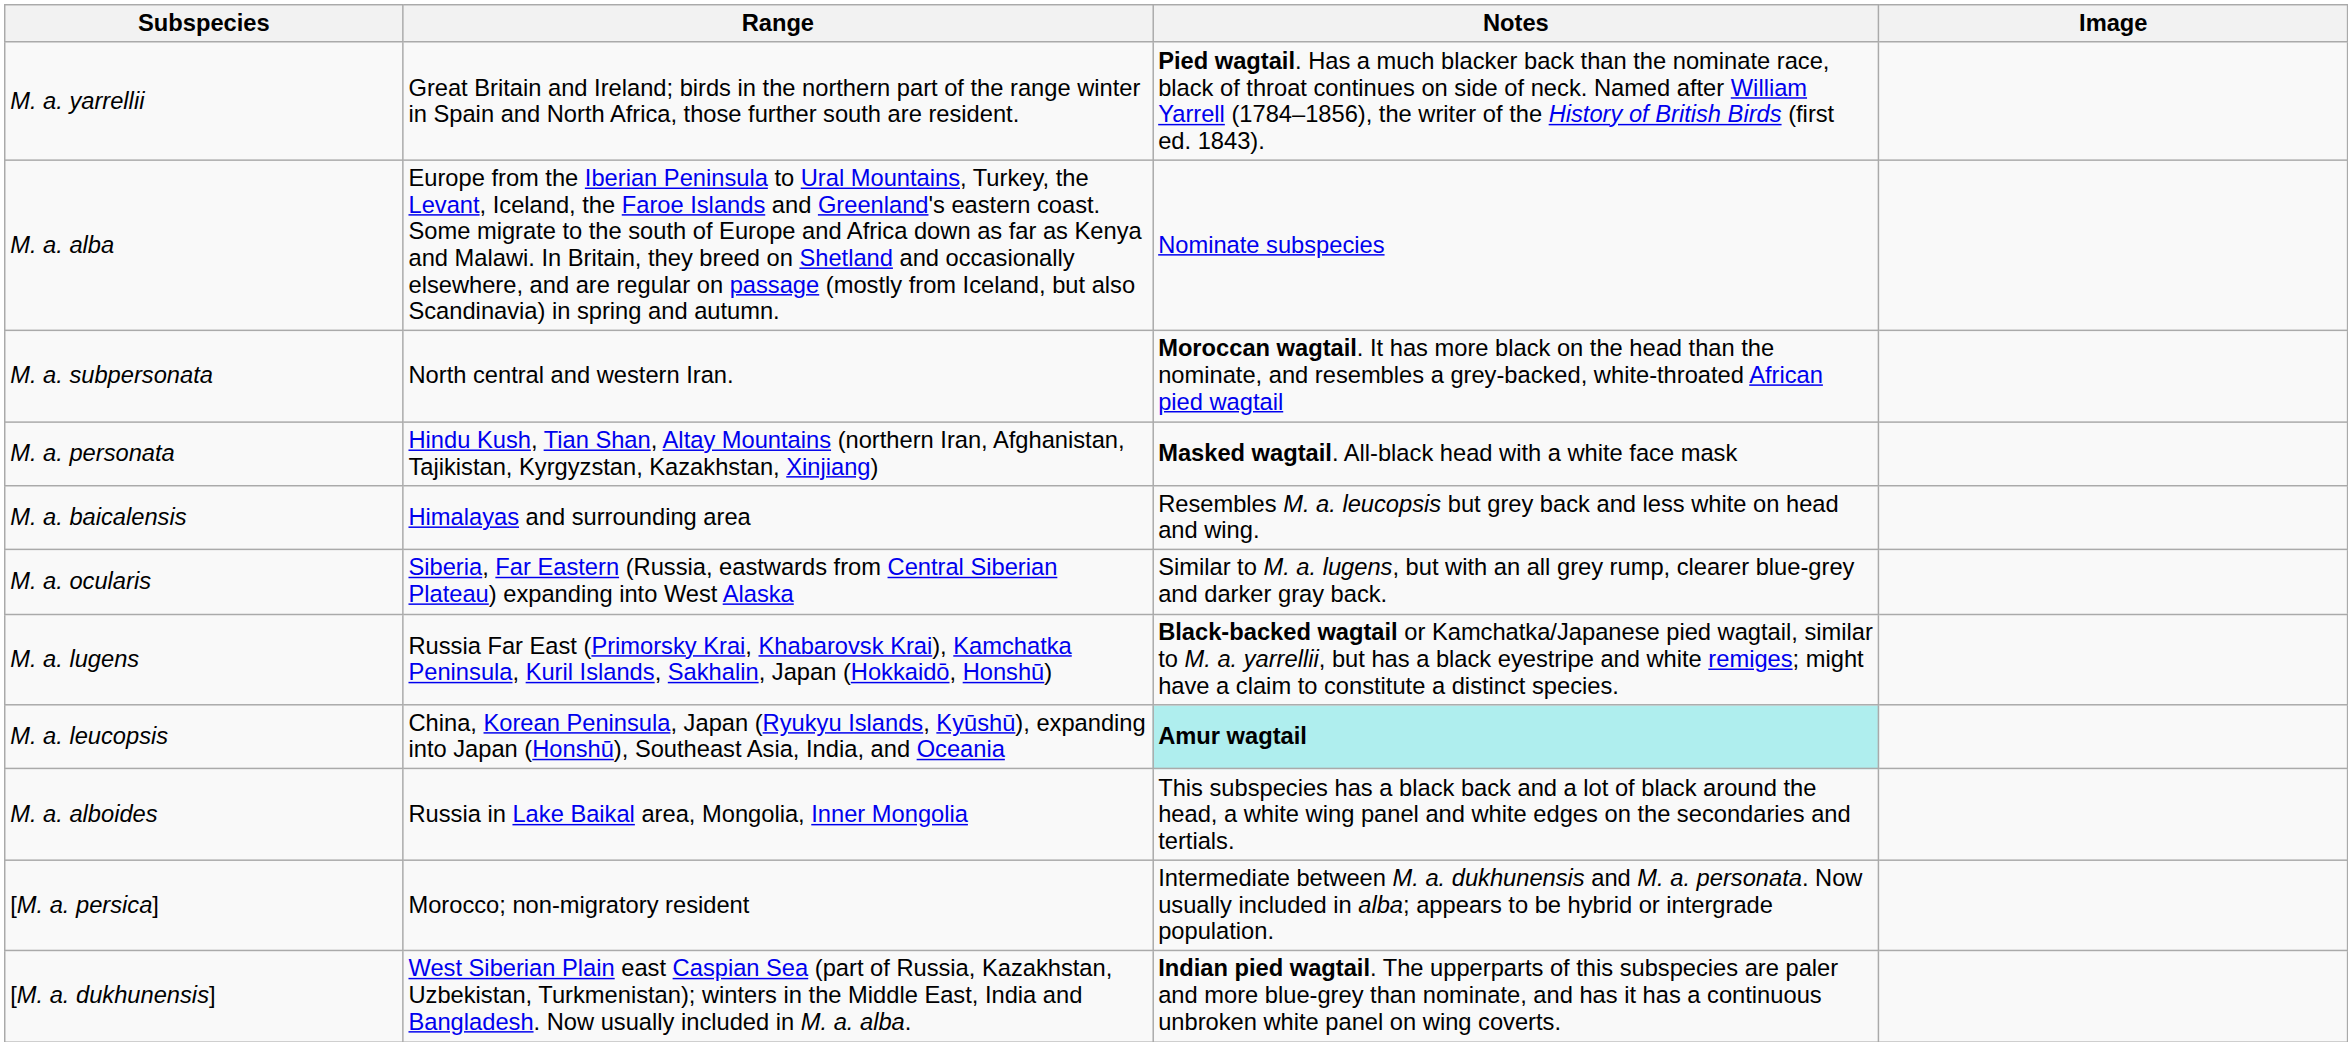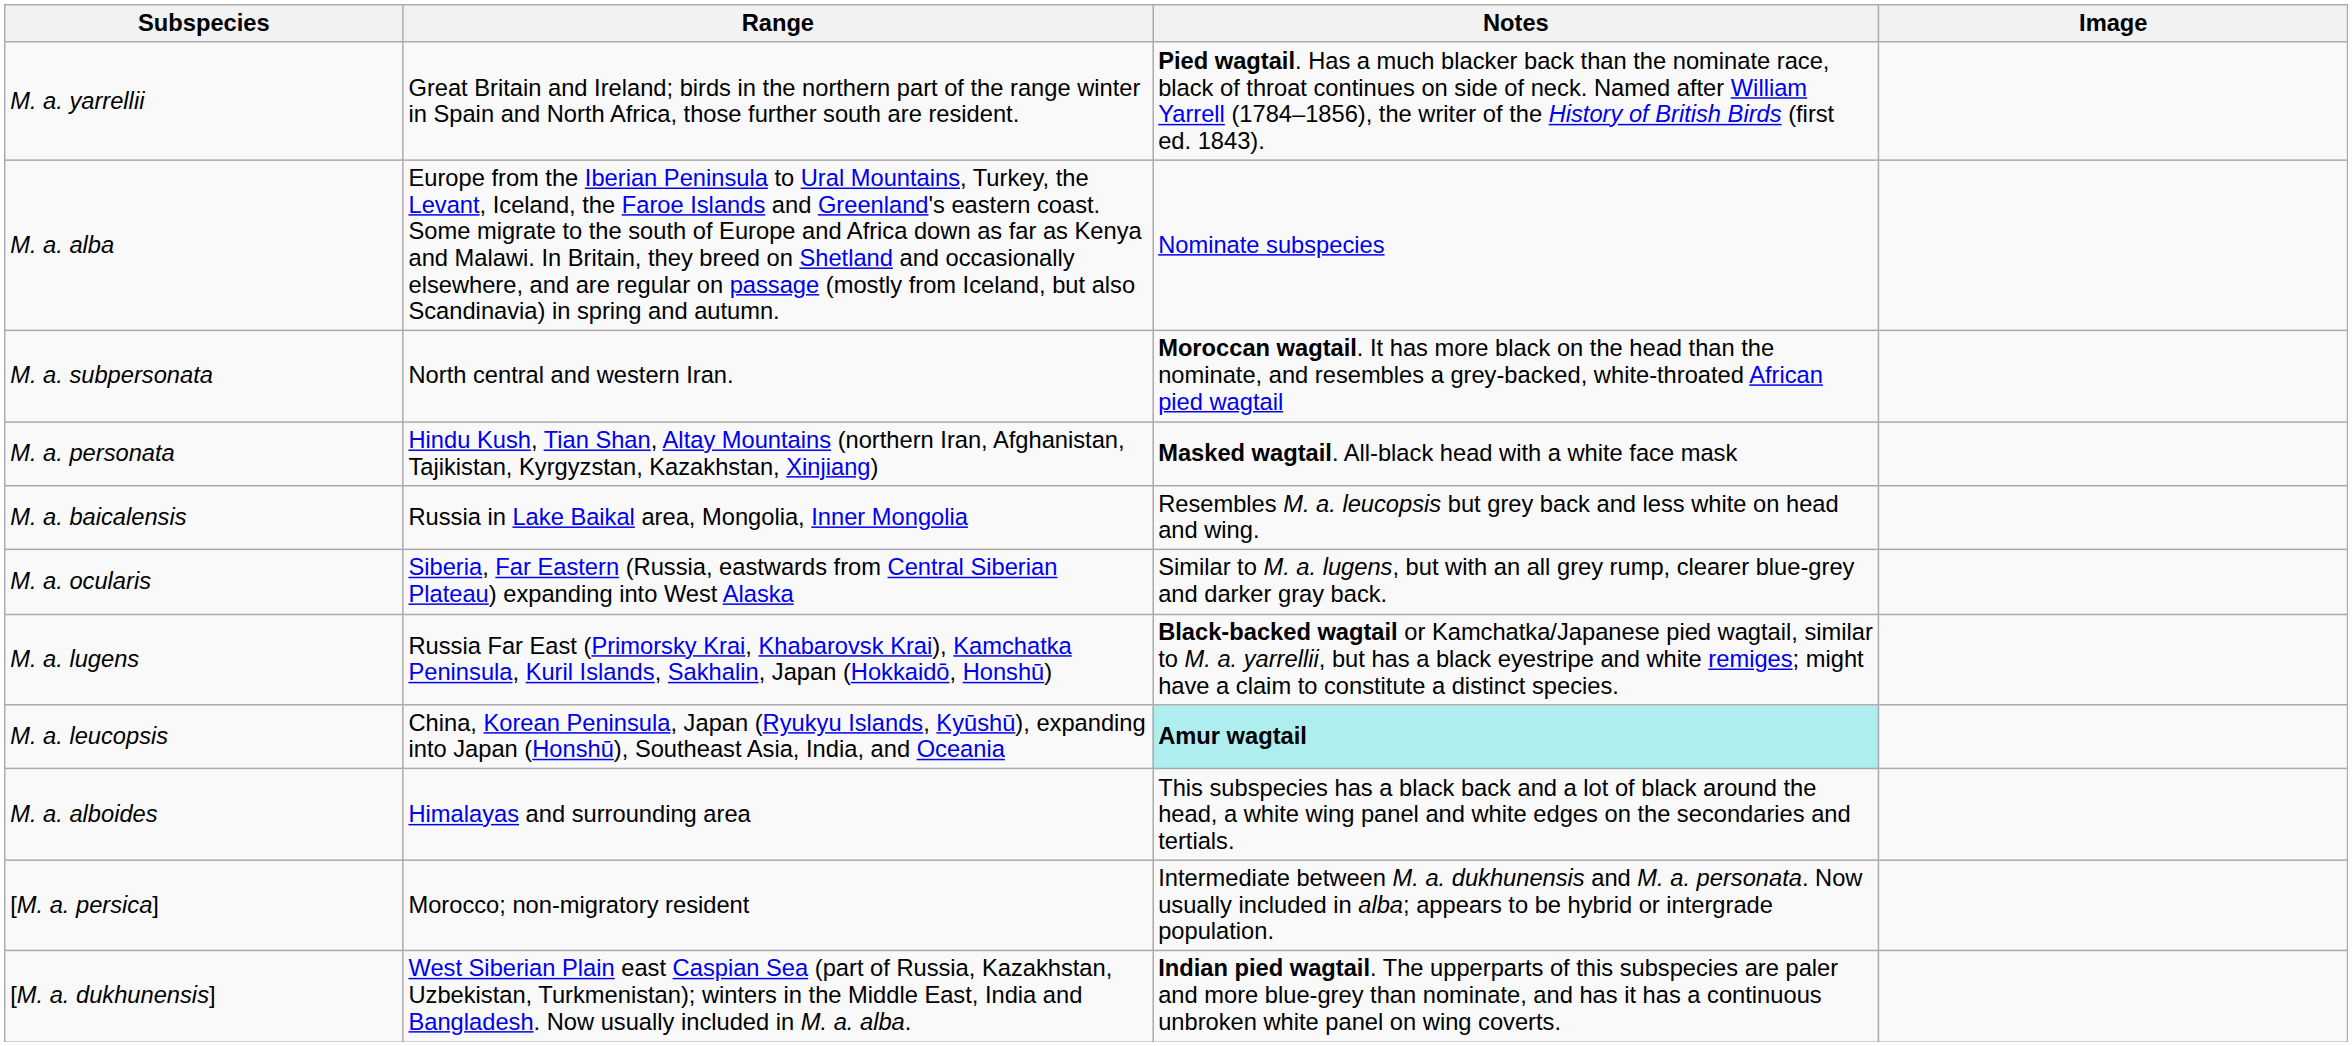(580, 517) Himalayas and surrounding area -> (688, 517) Russia in Lake Baikal area, Mongolia, Inner Mongolia
(688, 814) Russia in Lake Baikal area, Mongolia, Inner Mongolia -> (580, 814) Himalayas and surrounding area
